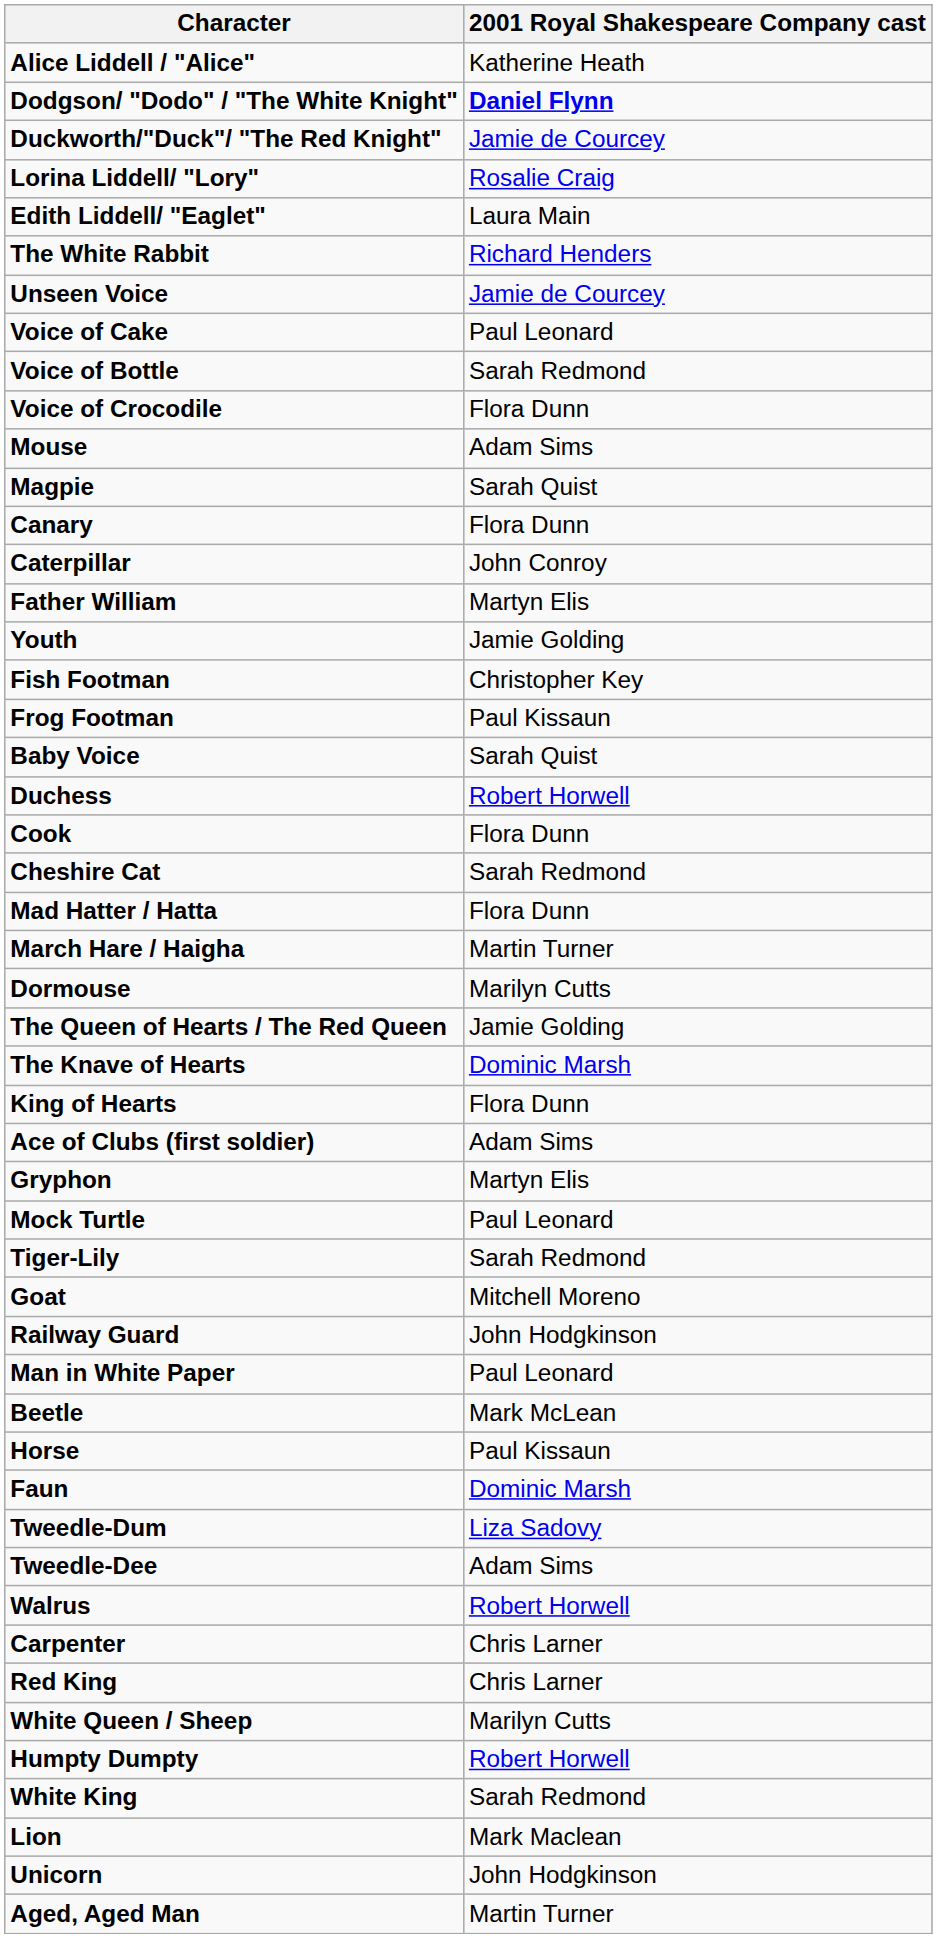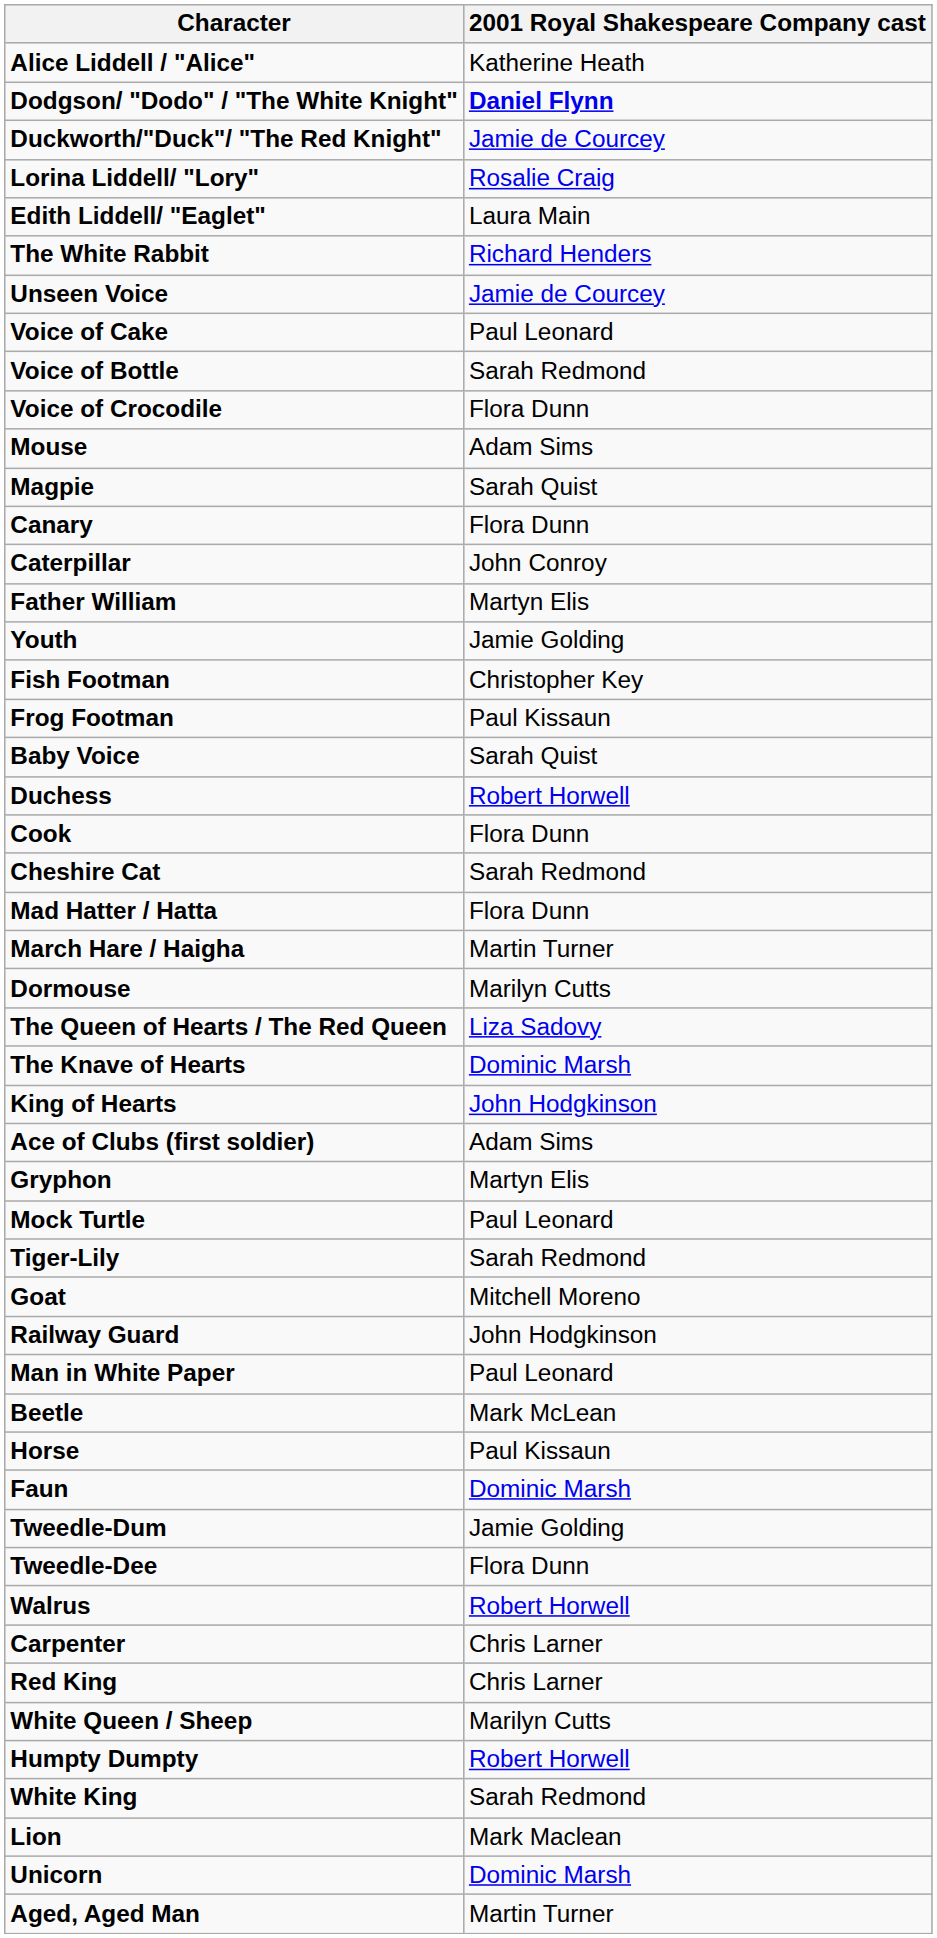(547, 1026) Jamie Golding -> (535, 1026) Liza Sadovy
(529, 1103) Flora Dunn -> (563, 1103) John Hodgkinson
(535, 1528) Liza Sadovy -> (547, 1528) Jamie Golding
(531, 1566) Adam Sims -> (529, 1566) Flora Dunn
(563, 1875) John Hodgkinson -> (550, 1875) Dominic Marsh
